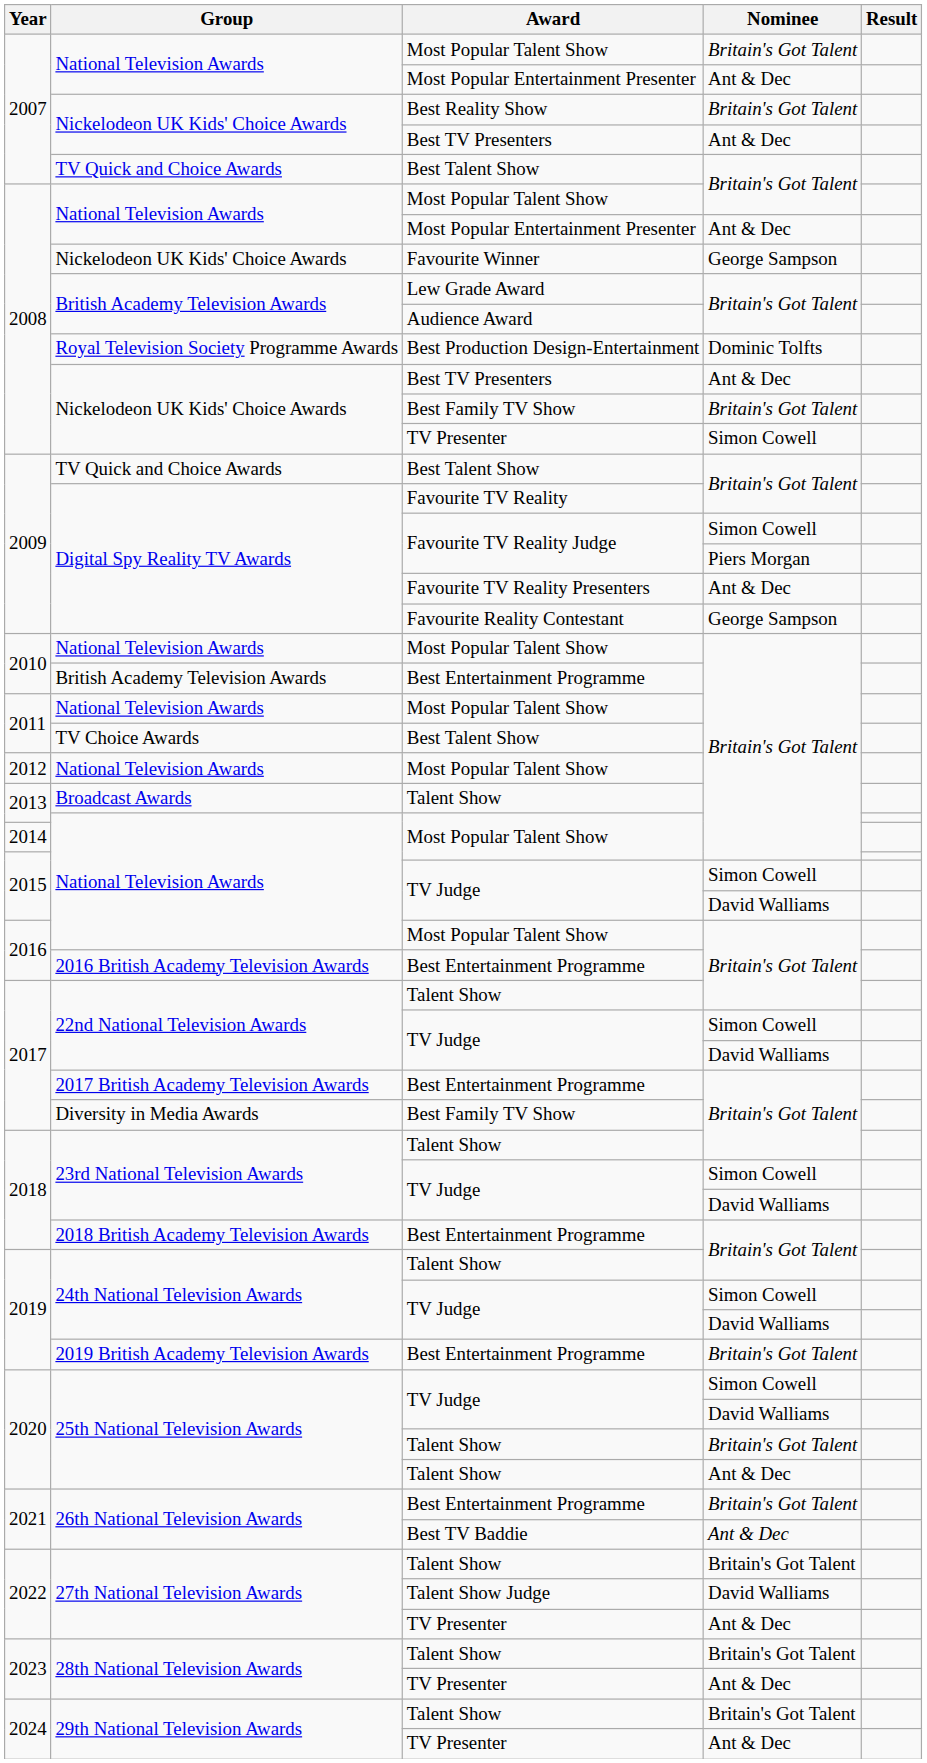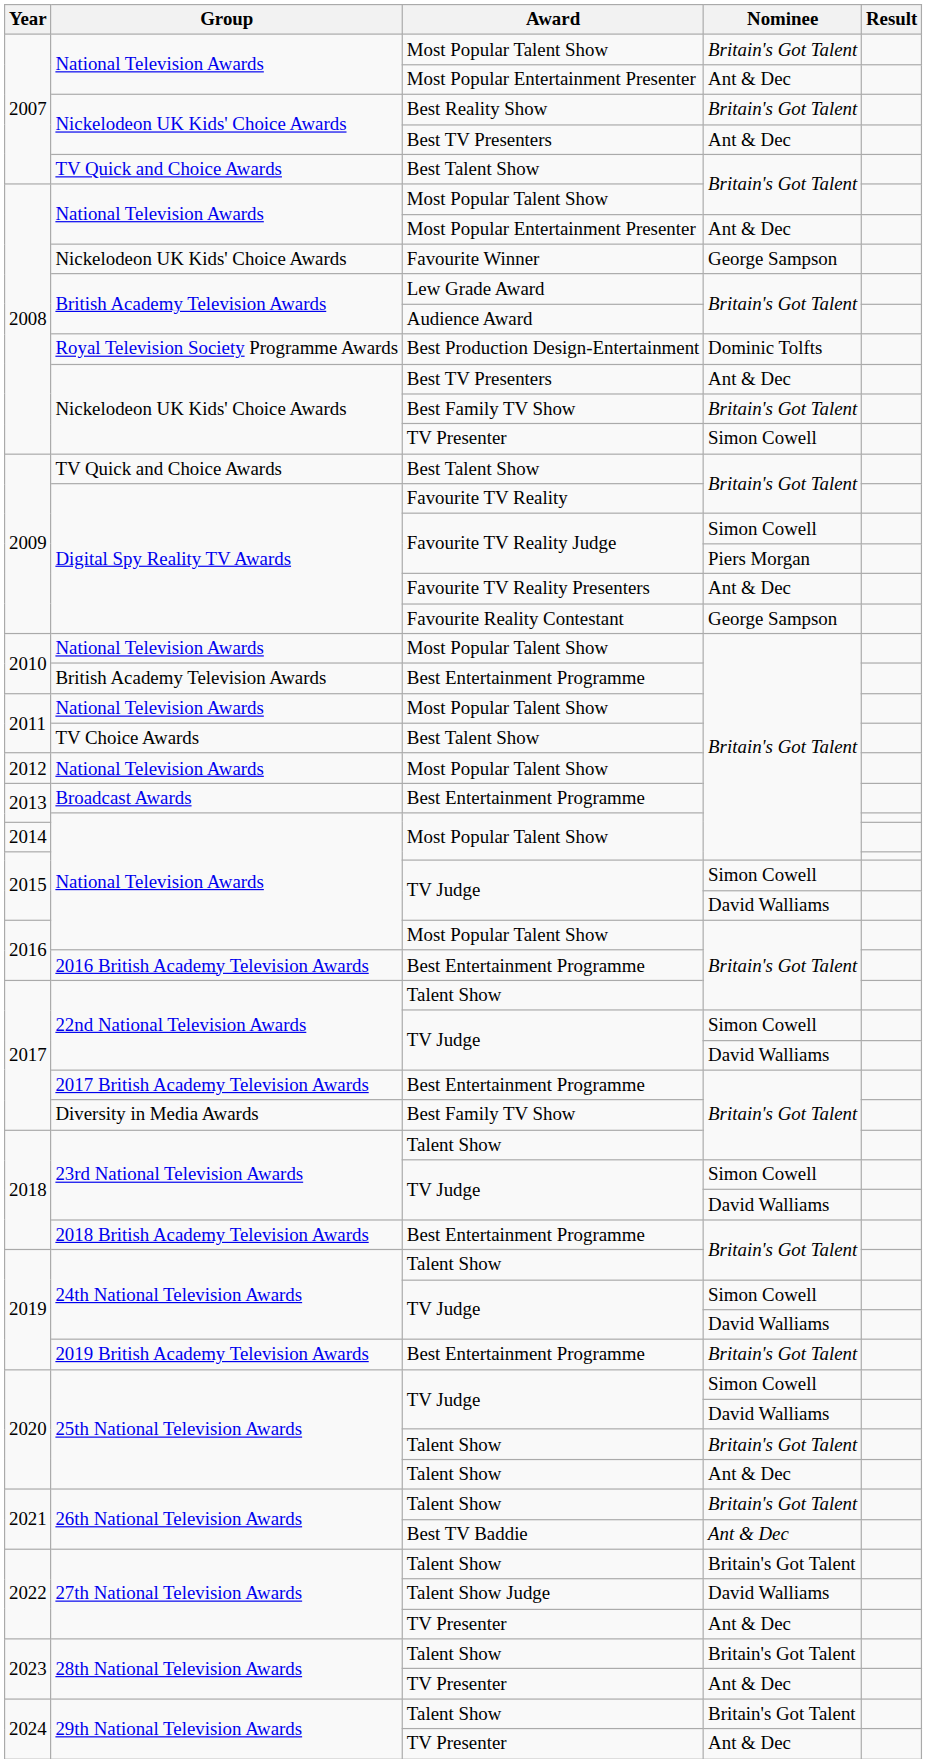(454, 797) Talent Show -> (526, 797) Best Entertainment Programme
(526, 1504) Best Entertainment Programme -> (454, 1504) Talent Show
